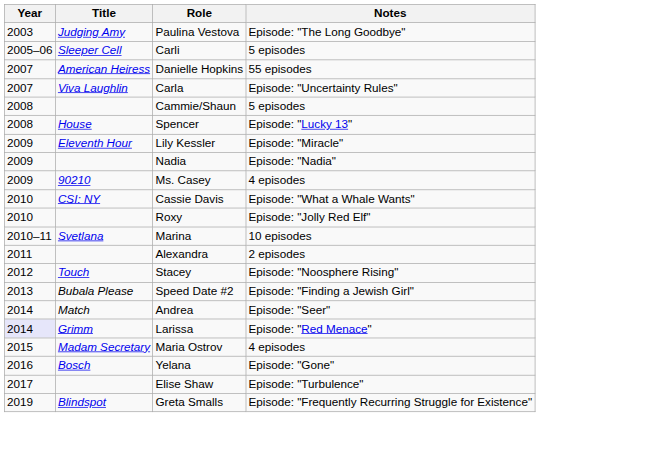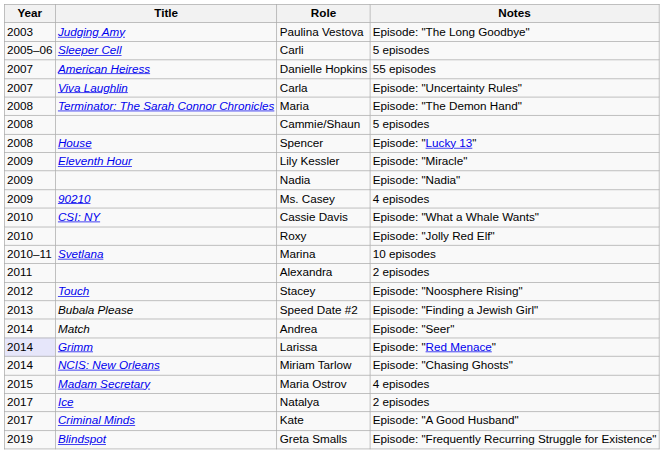+ row: (294, 106)
+ row: (316, 365)
- row: (173, 365)
+ row: (300, 402)
+ row: (292, 421)
- row: (184, 384)
